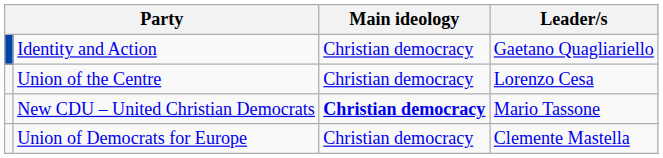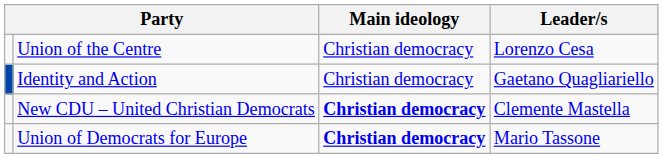rows swapped: (89, 79) <-> (87, 49)
(547, 109) Mario Tassone -> (562, 109) Clemente Mastella
(398, 138) normal -> (404, 138) bold
(562, 138) Clemente Mastella -> (547, 138) Mario Tassone
